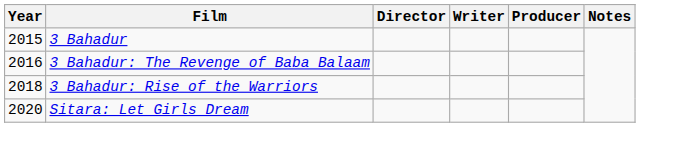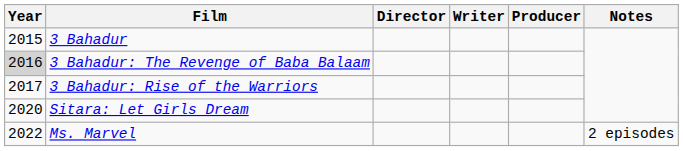(25, 63) no background -> (25, 63) lightgrey background
(25, 87) 2018 -> (25, 87) 2017
+ row: (93, 134)
